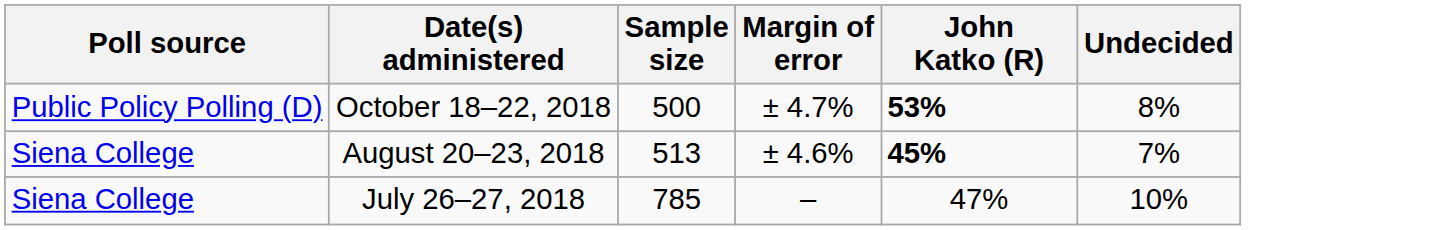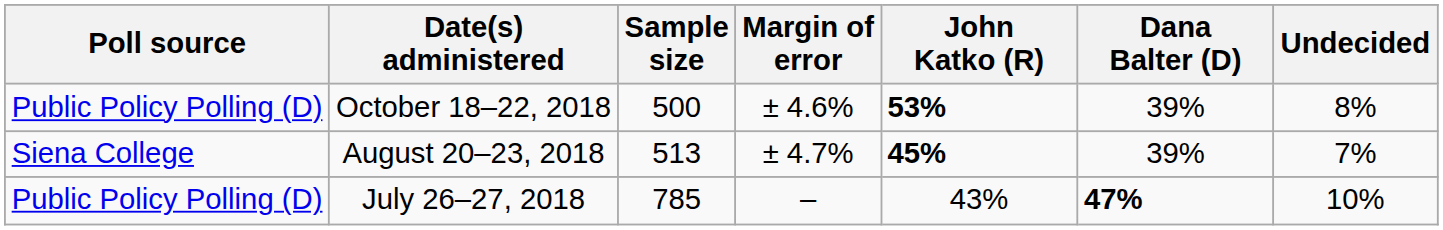+ column: (1176, 44)
(808, 107) ± 4.7% -> (808, 107) ± 4.6%
(808, 153) ± 4.6% -> (808, 153) ± 4.7%
(103, 199) Siena College -> (167, 199) Public Policy Polling (D)
(979, 199) 47% -> (979, 199) 43%
